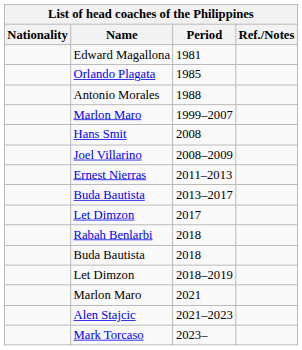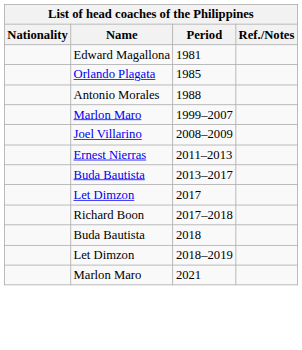- row: (100, 134)
+ row: (109, 214)
- row: (113, 235)
- row: (105, 315)
- row: (109, 335)
